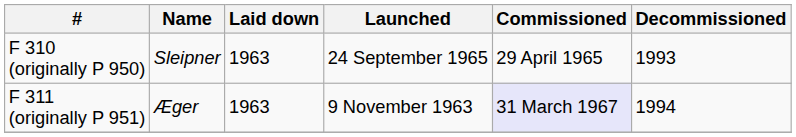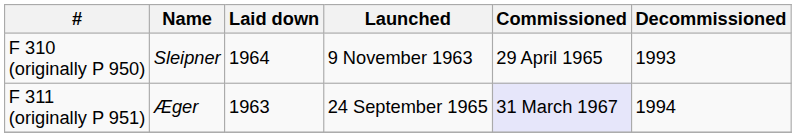(249, 58) 1963 -> (249, 58) 1964
(408, 58) 24 September 1965 -> (400, 58) 9 November 1963
(400, 107) 9 November 1963 -> (408, 107) 24 September 1965
